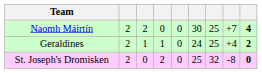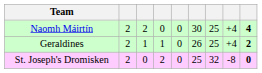(231, 28) +7 -> (231, 28) +4
(197, 44) 24 -> (197, 44) 26
